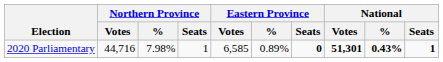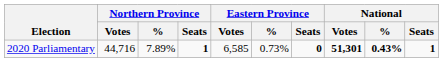(161, 48) 7.98% -> (161, 48) 7.89%
(206, 48) normal -> (206, 48) bold
(274, 48) 0.89% -> (274, 48) 0.73%
